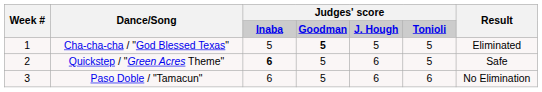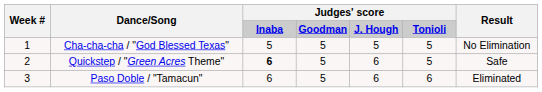(323, 45) bold -> (323, 45) normal
(497, 45) Eliminated -> (497, 45) No Elimination
(497, 78) No Elimination -> (497, 78) Eliminated
